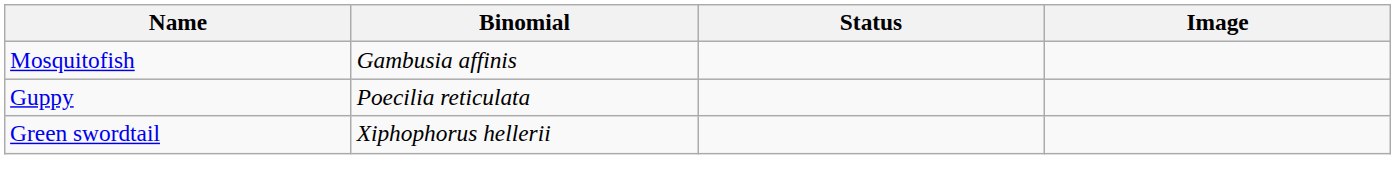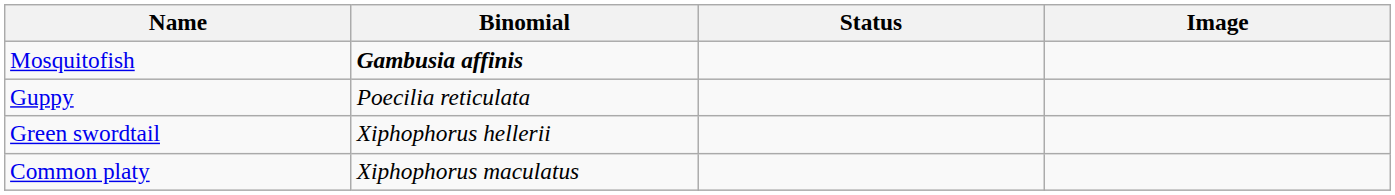(437, 60) normal -> (440, 60) bold
+ row: (80, 171)
